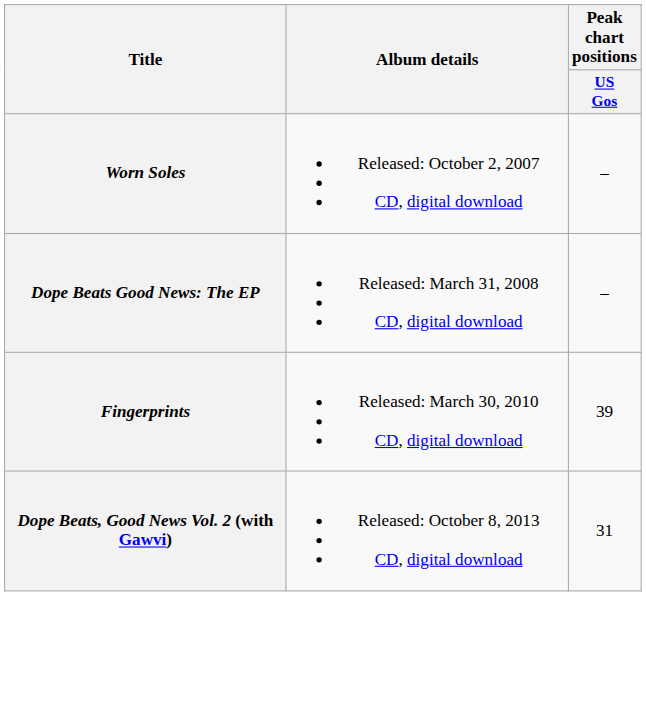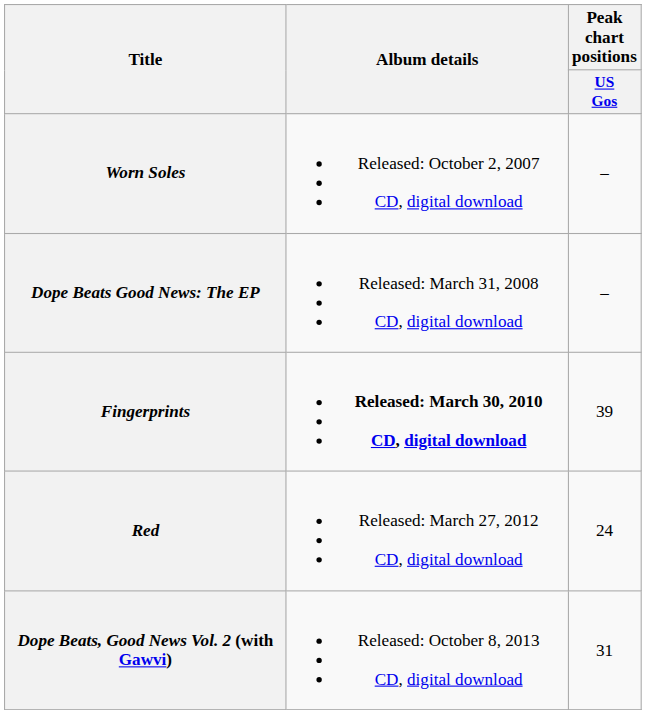(427, 421) normal -> (427, 421) bold
+ row: (145, 530)
